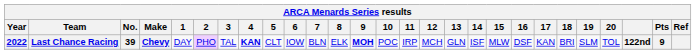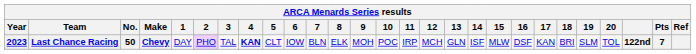(17, 42) 2022 -> (17, 42) 2023
(130, 42) 39 -> (130, 42) 50
(363, 42) bold -> (363, 42) normal
(662, 42) 9 -> (662, 42) 7
